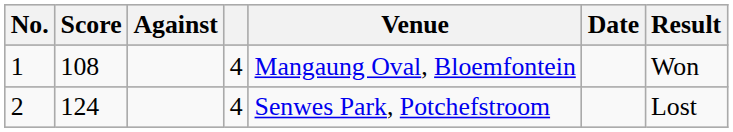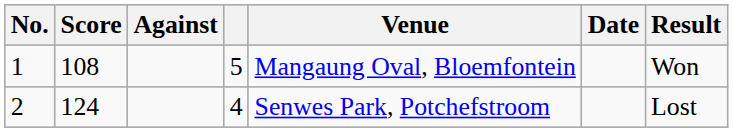(236, 65) 4 -> (236, 65) 5
